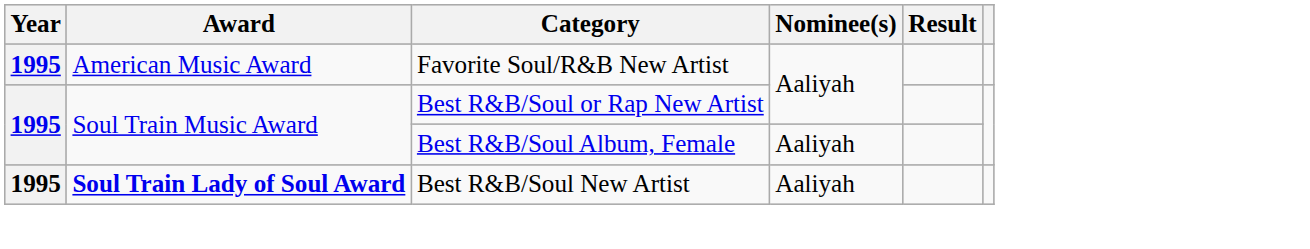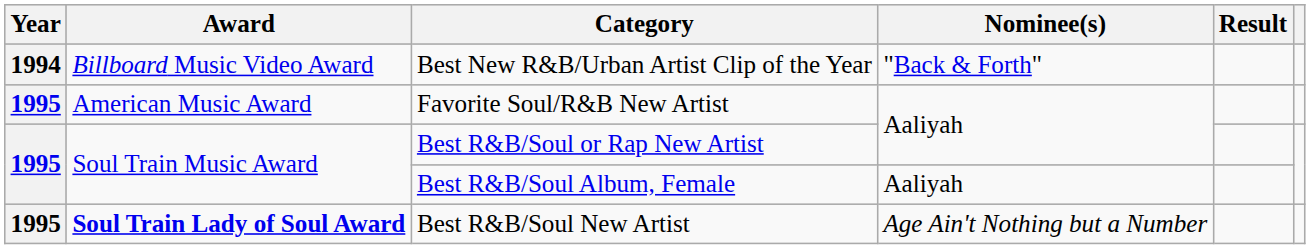+ row: (644, 64)
(815, 183) Aaliyah -> (1045, 223) Age Ain't Nothing but a Number
